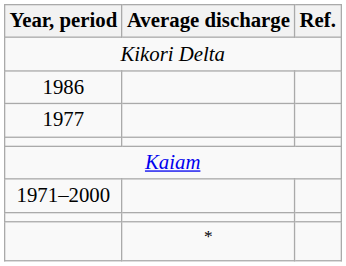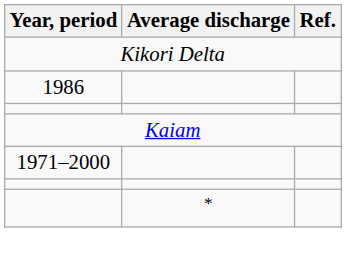- row: (63, 119)
